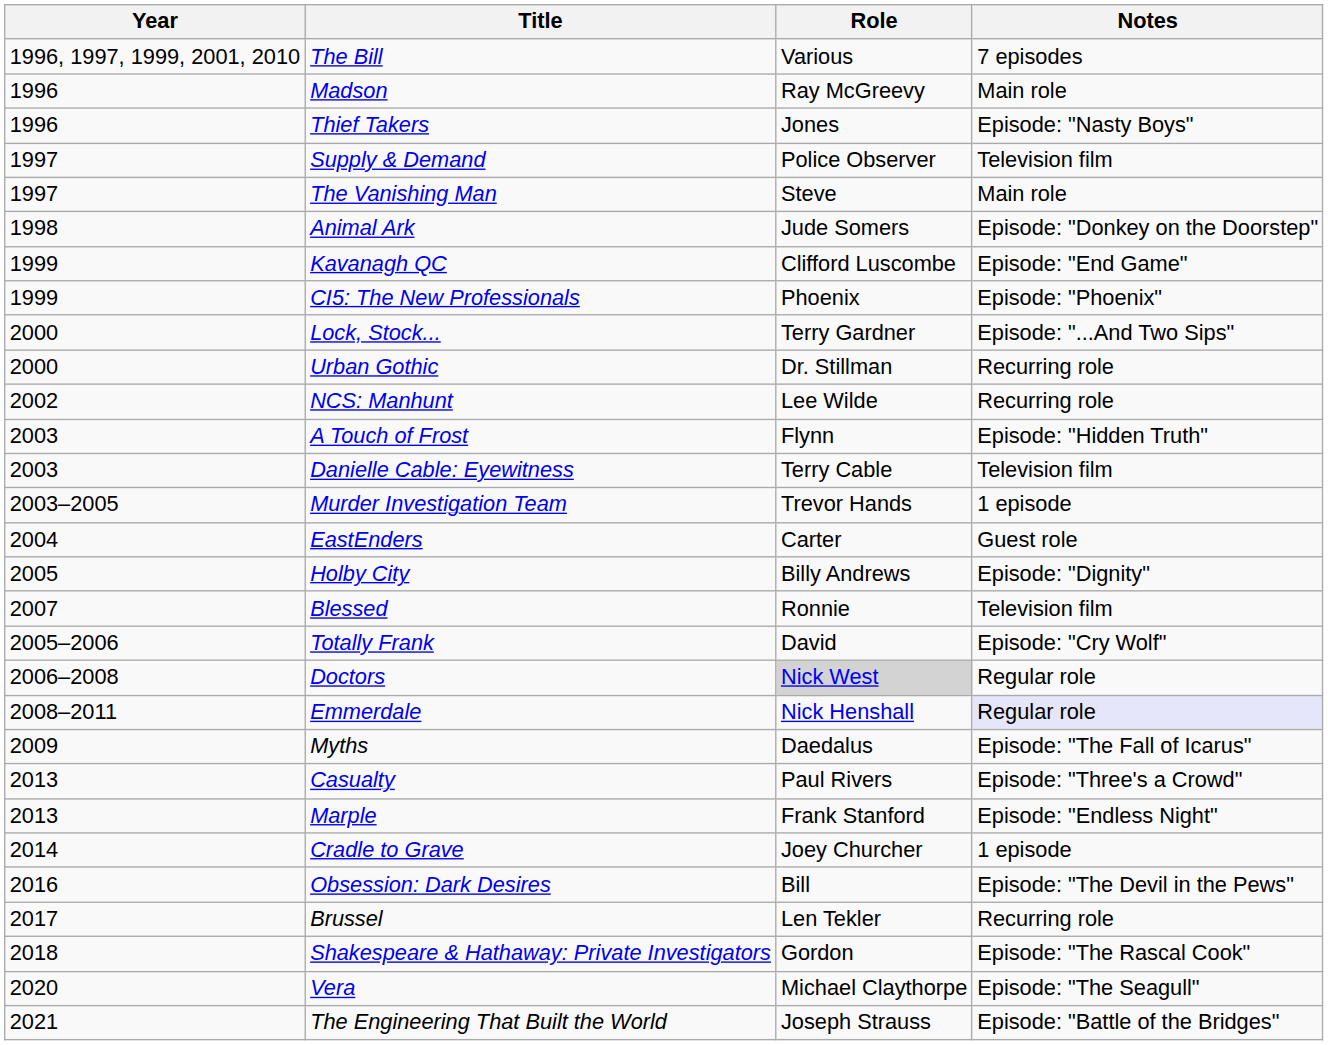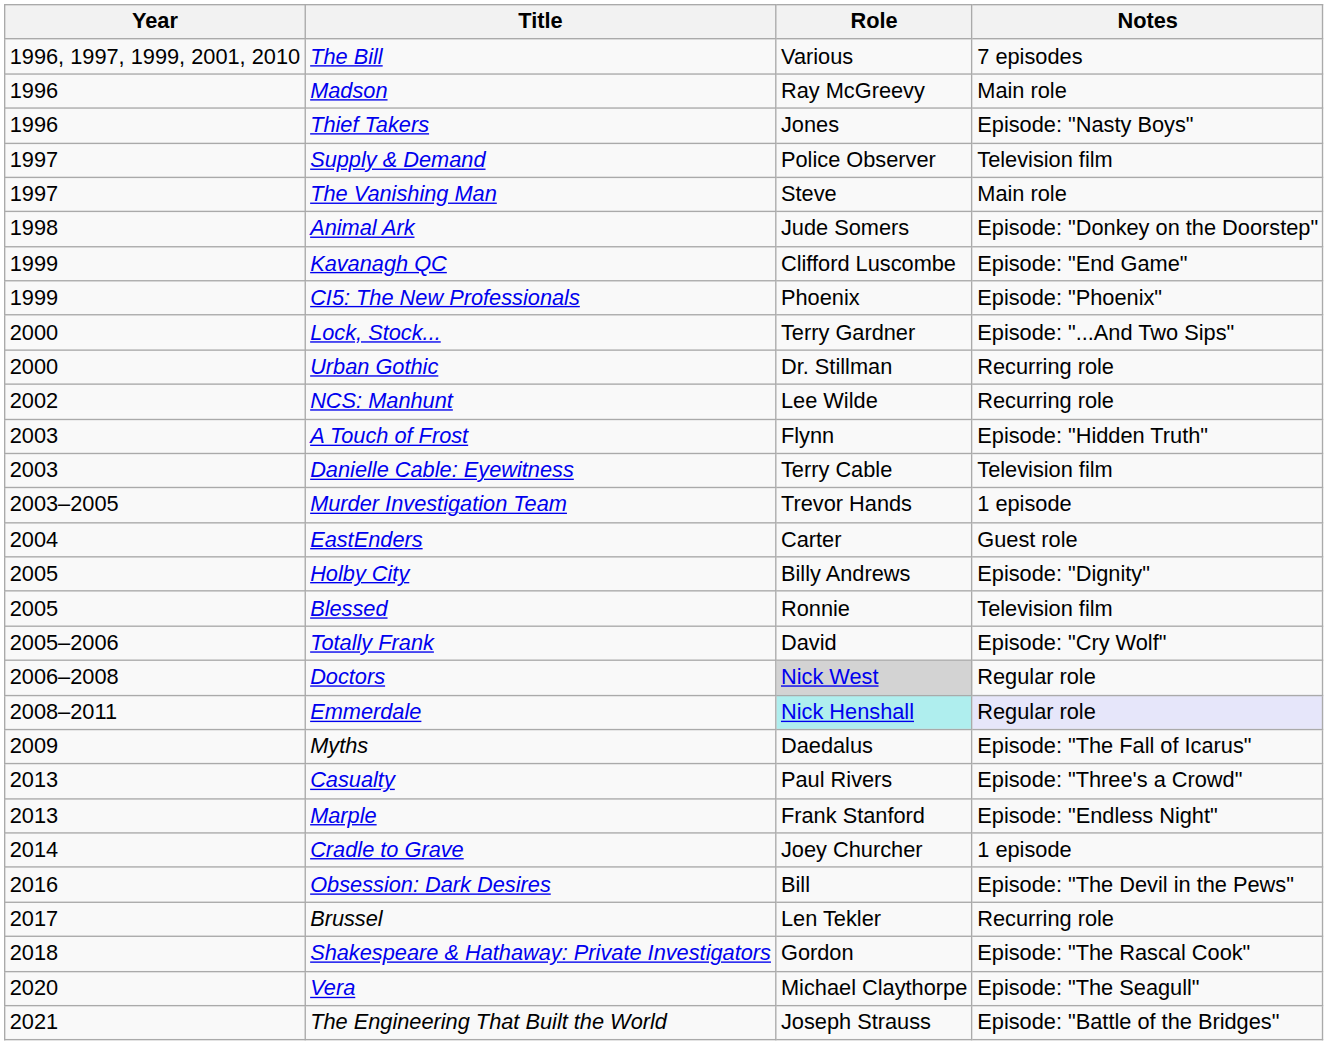(34, 608) 2007 -> (34, 608) 2005
(847, 711) no background -> (847, 711) paleturquoise background
